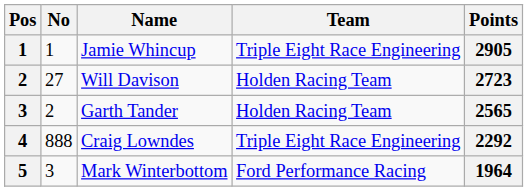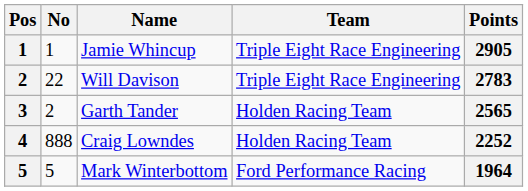(54, 80) 27 -> (54, 80) 22
(314, 80) Holden Racing Team -> (348, 80) Triple Eight Race Engineering
(494, 80) 2723 -> (494, 80) 2783
(348, 141) Triple Eight Race Engineering -> (314, 141) Holden Racing Team
(494, 141) 2292 -> (494, 141) 2252
(50, 171) 3 -> (50, 171) 5
